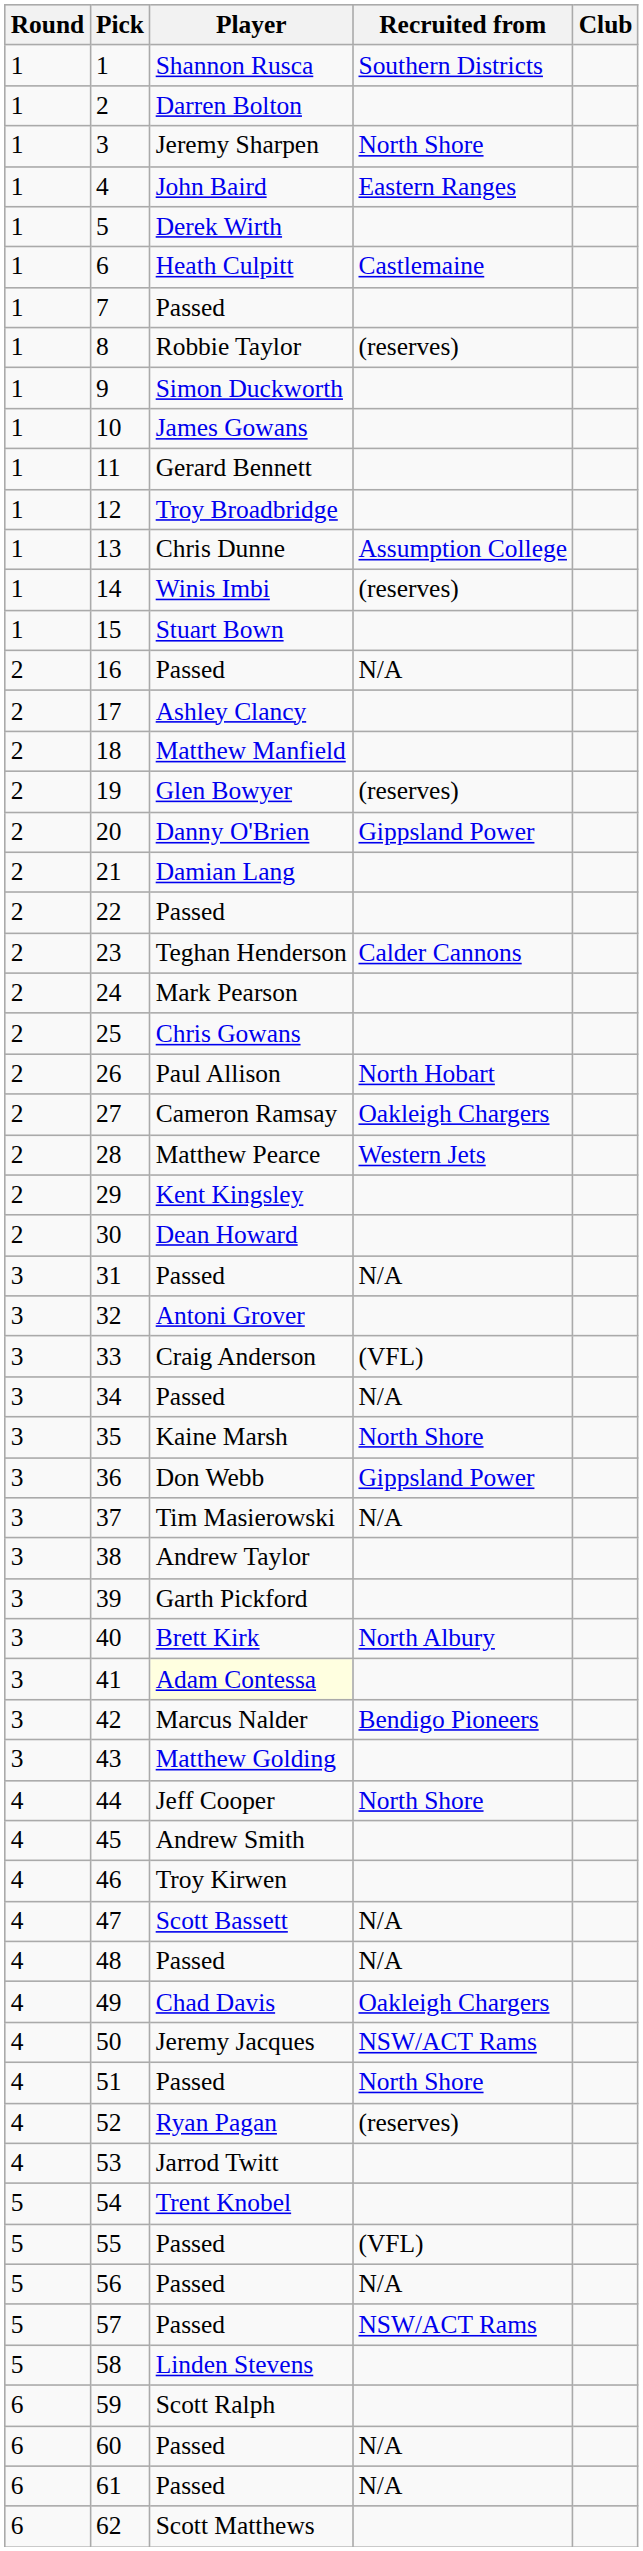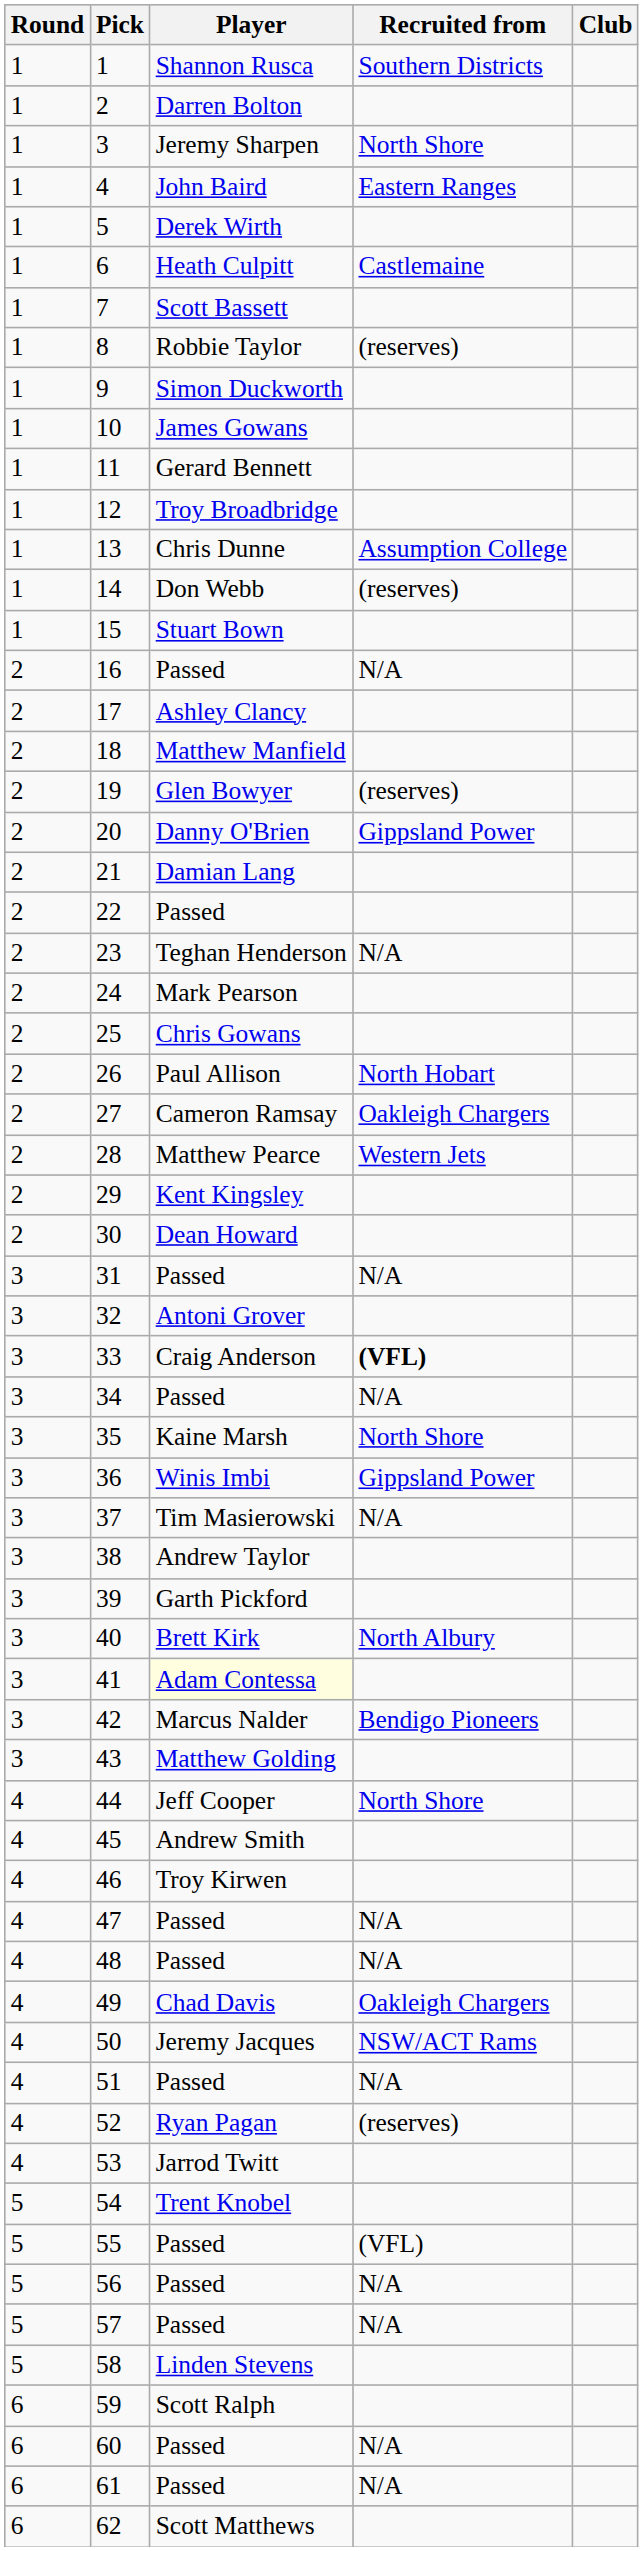(190, 307) Passed -> (222, 307) Scott Bassett
(213, 589) Winis Imbi -> (210, 589) Don Webb
(440, 952) Calder Cannons -> (380, 952) N/A
(391, 1356) normal -> (392, 1356) bold
(210, 1477) Don Webb -> (213, 1477) Winis Imbi
(222, 1920) Scott Bassett -> (190, 1920) Passed
(421, 2082) North Shore -> (380, 2082) N/A
(448, 2324) NSW/ACT Rams -> (380, 2324) N/A
